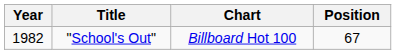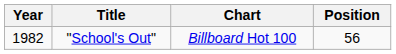(352, 37) 67 -> (352, 37) 56
